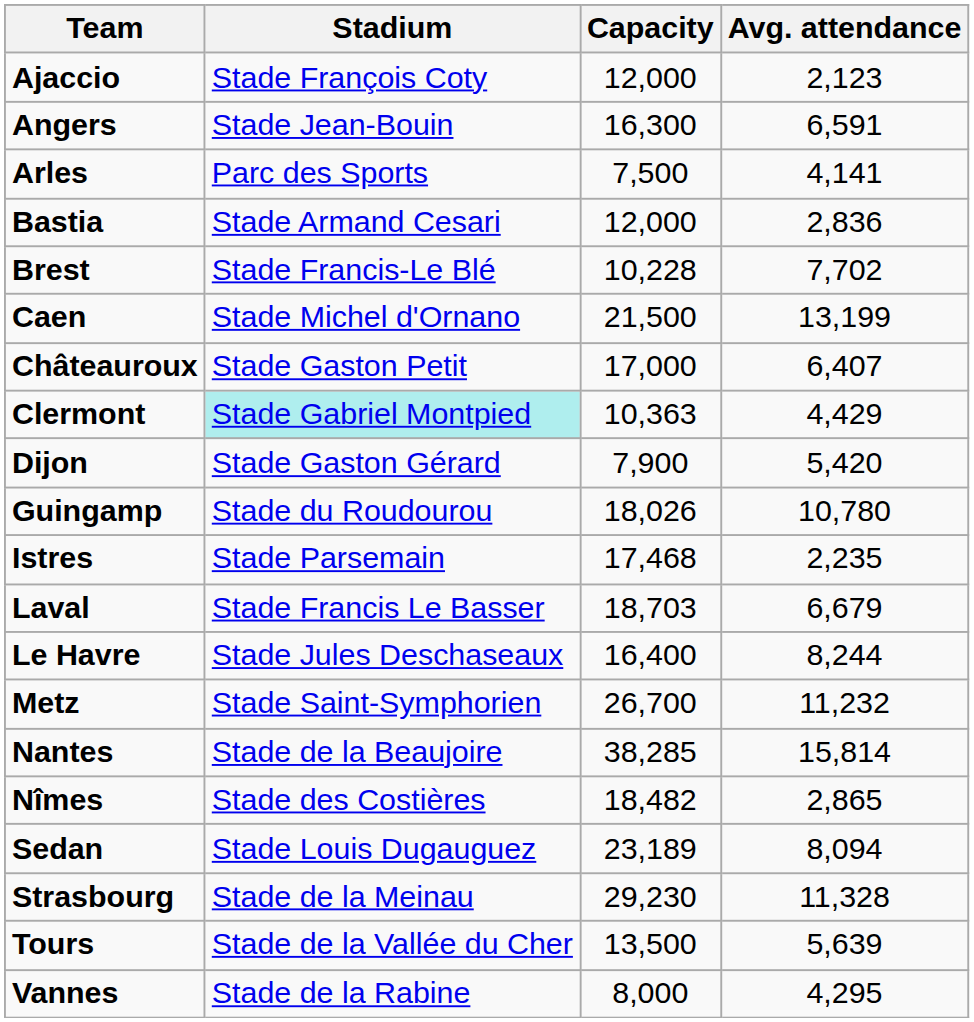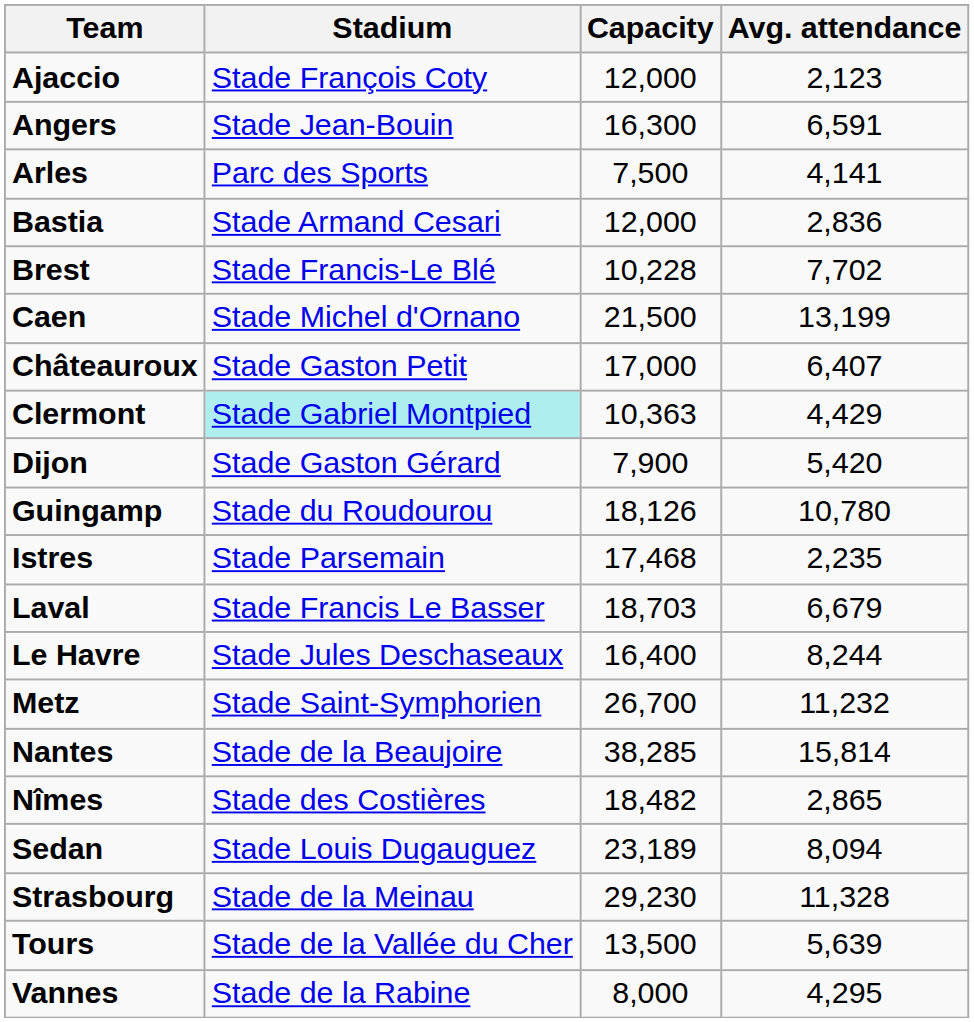(650, 510) 18,026 -> (650, 510) 18,126
